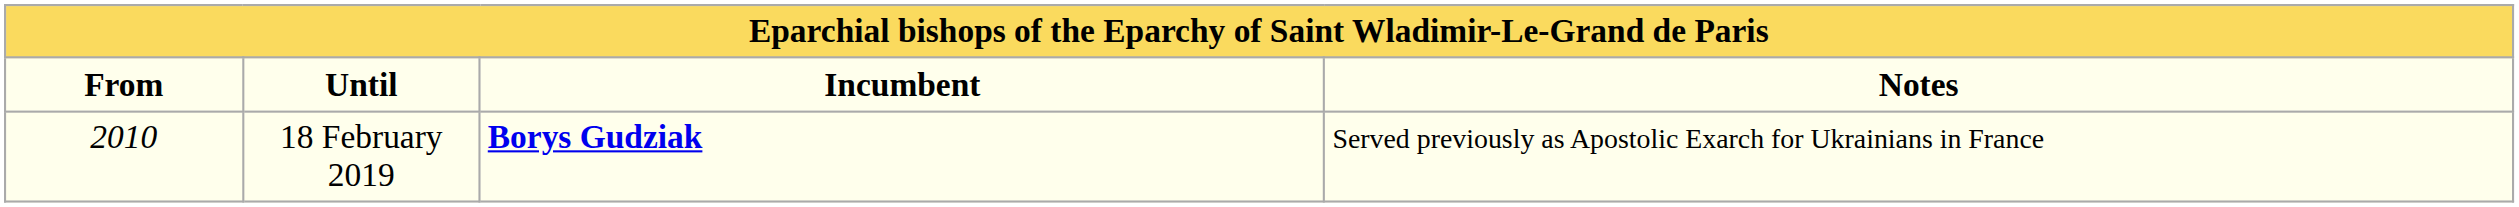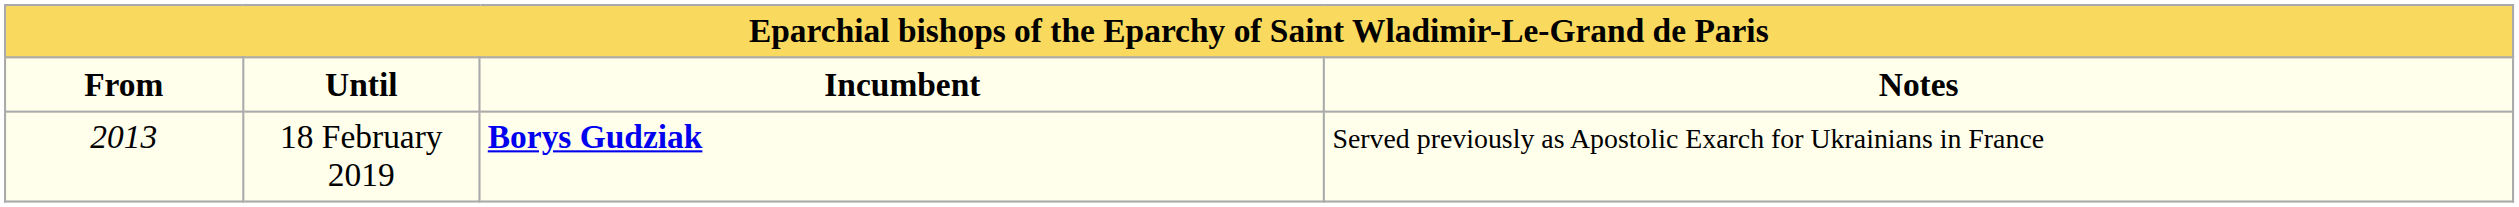(124, 137) 2010 -> (124, 137) 2013
